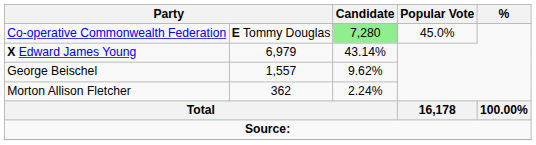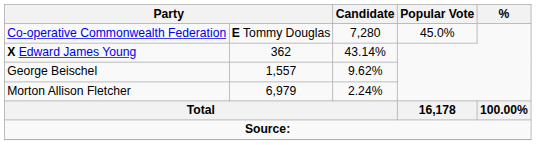(365, 33) lightgreen background -> (365, 33) no background
(281, 52) 6,979 -> (281, 52) 362
(281, 91) 362 -> (281, 91) 6,979
